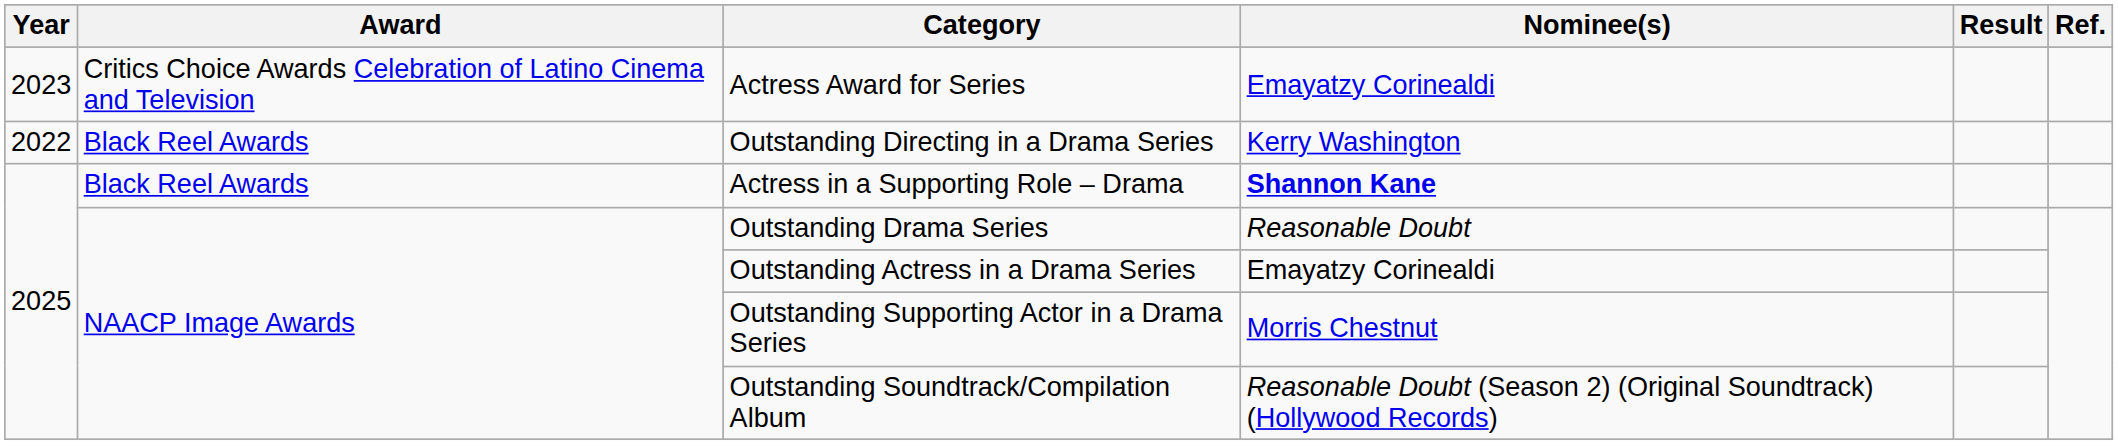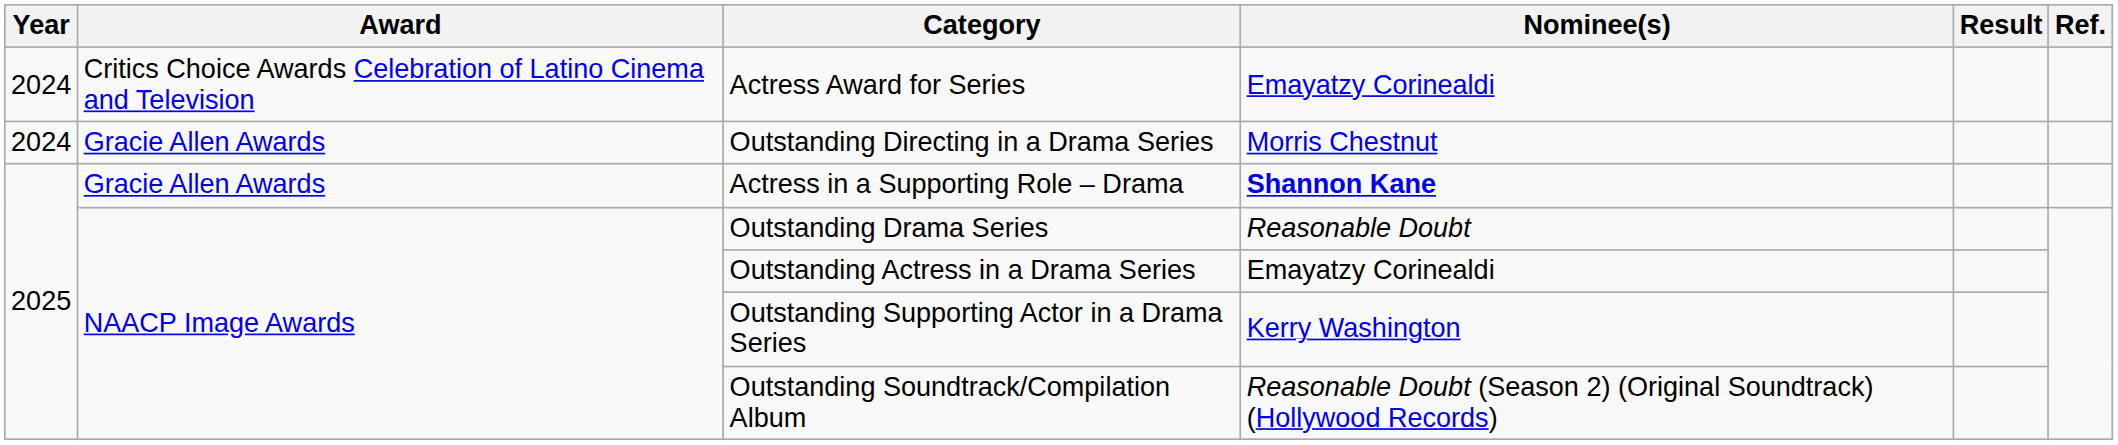(41, 84) 2023 -> (41, 84) 2024
(41, 142) 2022 -> (41, 142) 2024
(196, 142) Black Reel Awards -> (204, 142) Gracie Allen Awards
(1354, 142) Kerry Washington -> (1342, 142) Morris Chestnut
(196, 185) Black Reel Awards -> (204, 185) Gracie Allen Awards
(1342, 328) Morris Chestnut -> (1354, 328) Kerry Washington
